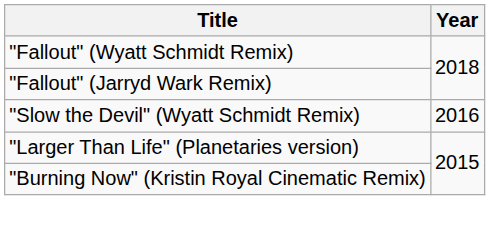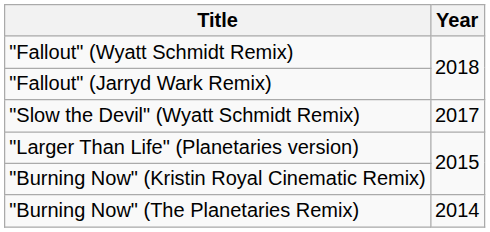(457, 115) 2016 -> (457, 115) 2017
+ row: (184, 210)
